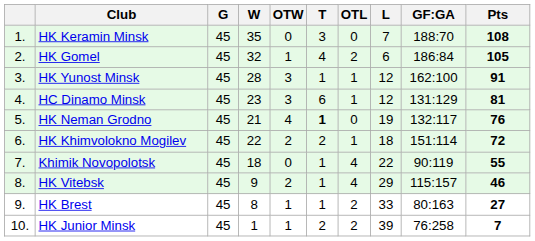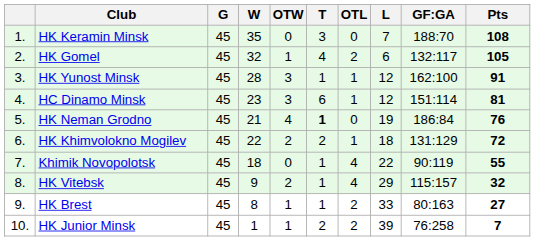(434, 57) 186:84 -> (434, 57) 132:117
(434, 99) 131:129 -> (434, 99) 151:114
(434, 120) 132:117 -> (434, 120) 186:84
(434, 141) 151:114 -> (434, 141) 131:129
(498, 183) 46 -> (498, 183) 32
